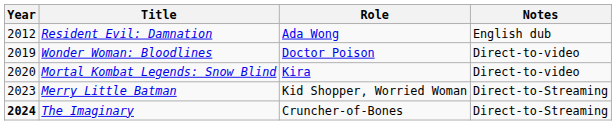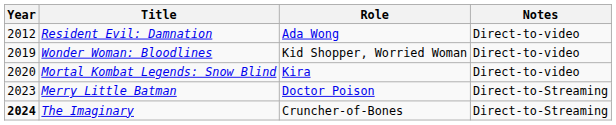(512, 33) English dub -> (526, 33) Direct-to-video
(328, 53) Doctor Poison -> (375, 53) Kid Shopper, Worried Woman
(375, 91) Kid Shopper, Worried Woman -> (328, 91) Doctor Poison
